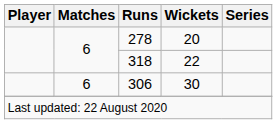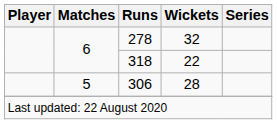(192, 38) 20 -> (192, 38) 32
(86, 84) 6 -> (86, 84) 5
(192, 84) 30 -> (192, 84) 28
